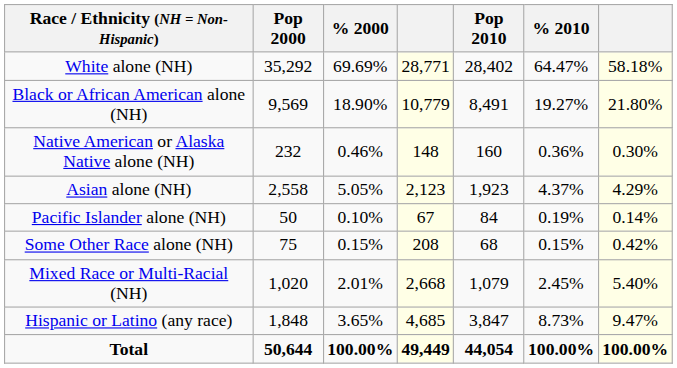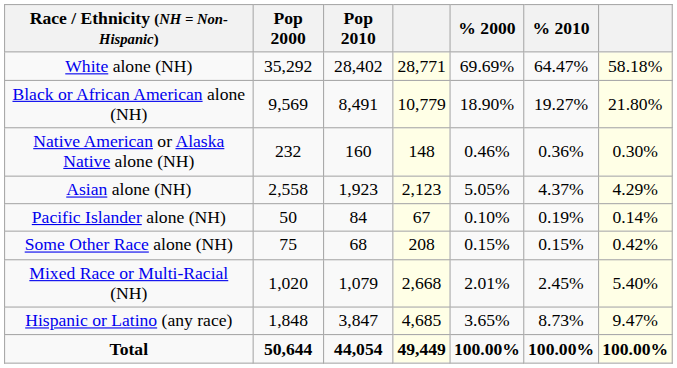columns swapped: (489, 28) <-> (360, 28)
